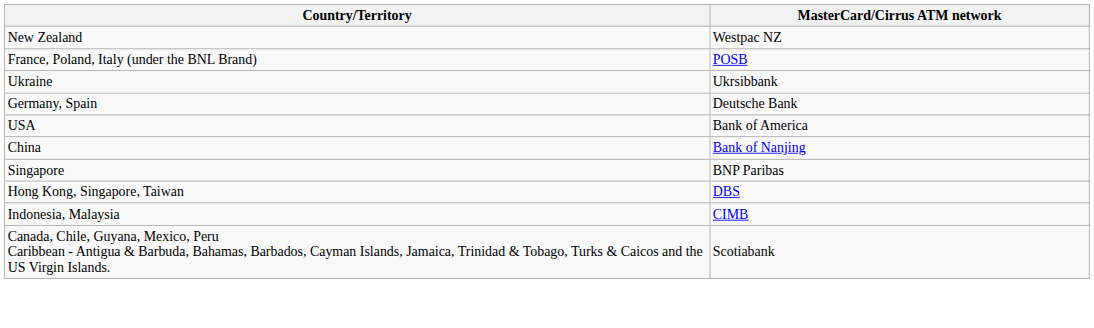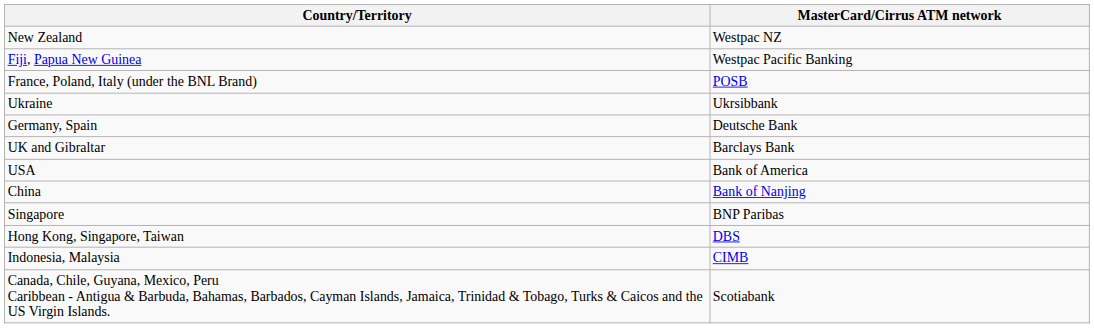+ row: (75, 59)
+ row: (56, 147)
